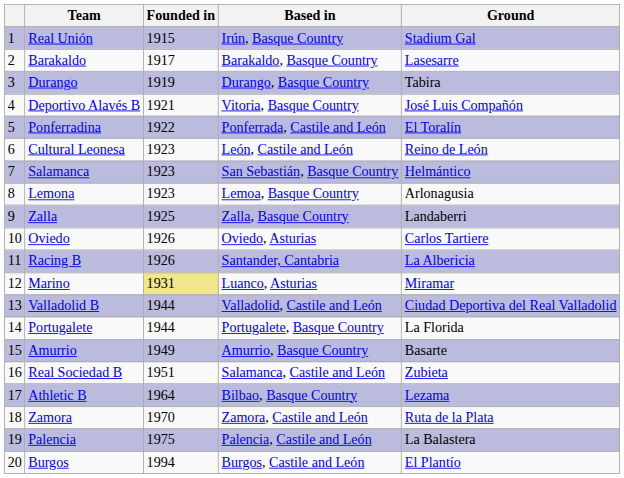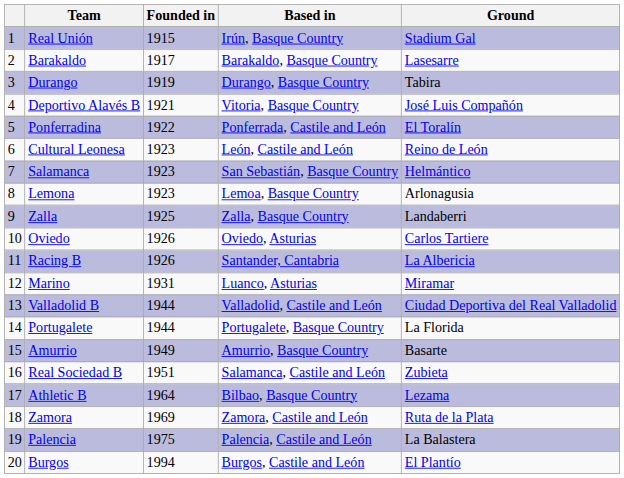(161, 283) khaki background -> (161, 283) no background
(161, 417) 1970 -> (161, 417) 1969
